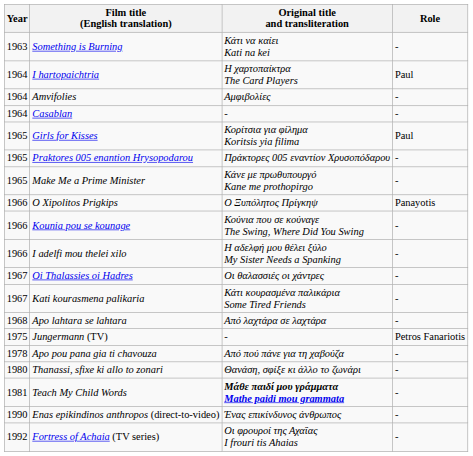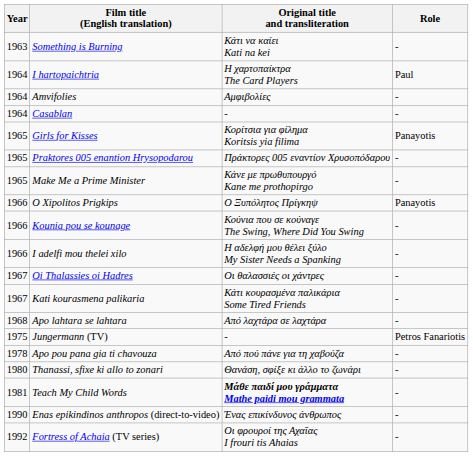(404, 136) Paul -> (415, 136) Panayotis
